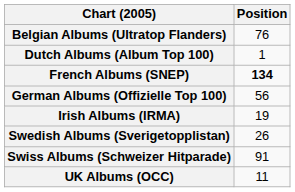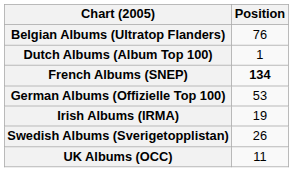(262, 95) 56 -> (260, 95) 53
- row: (119, 156)
